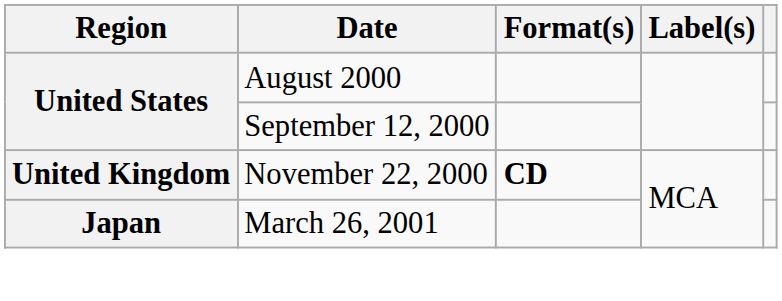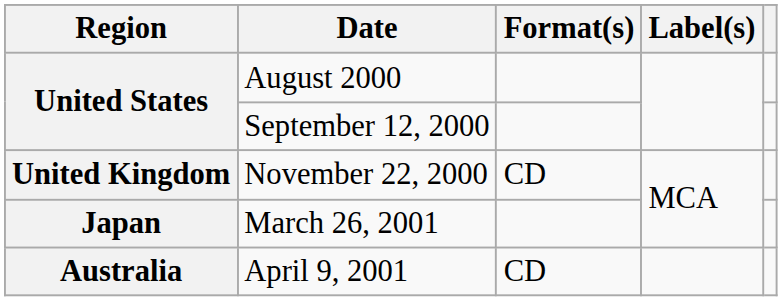(526, 174) bold -> (525, 174) normal
+ row: (326, 271)
